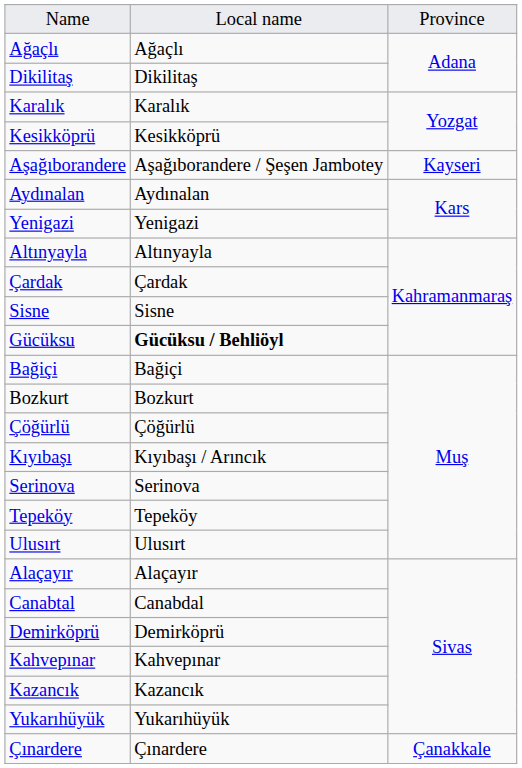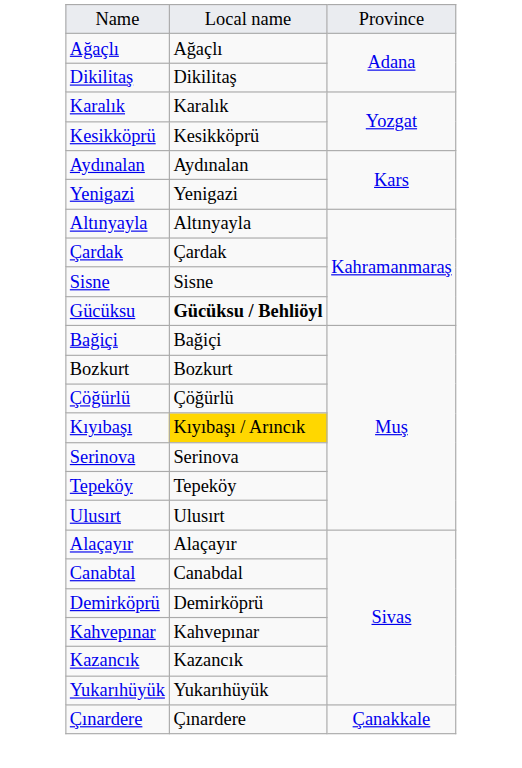- row: (68, 164)
(200, 456) no background -> (239, 427) gold background
